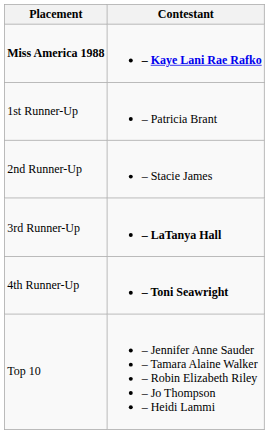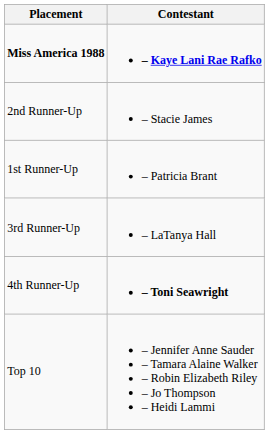rows swapped: (43, 111) <-> (45, 169)
(186, 235) bold -> (186, 235) normal
